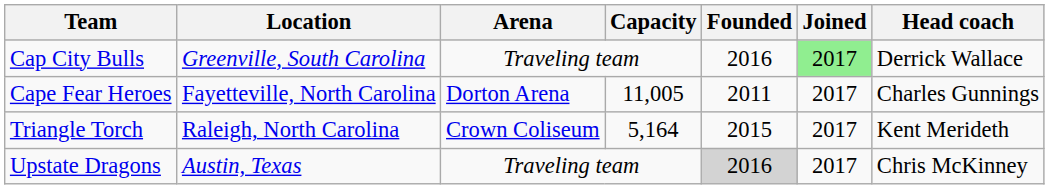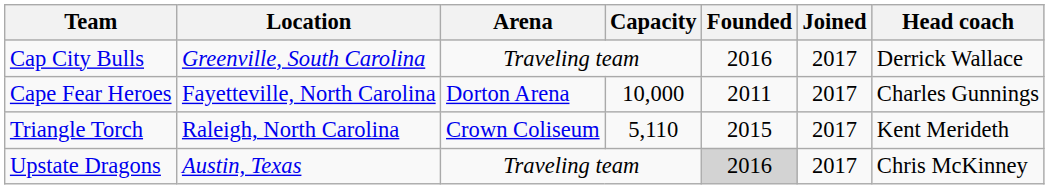(834, 58) lightgreen background -> (834, 58) no background
(653, 93) 11,005 -> (653, 93) 10,000
(653, 129) 5,164 -> (653, 129) 5,110
